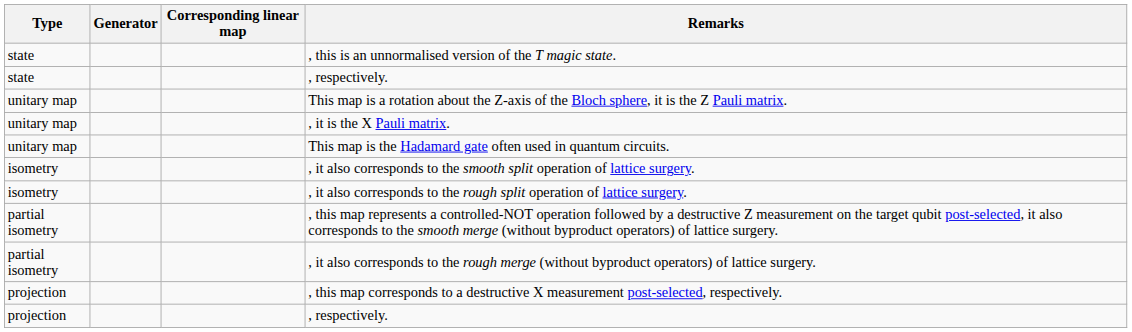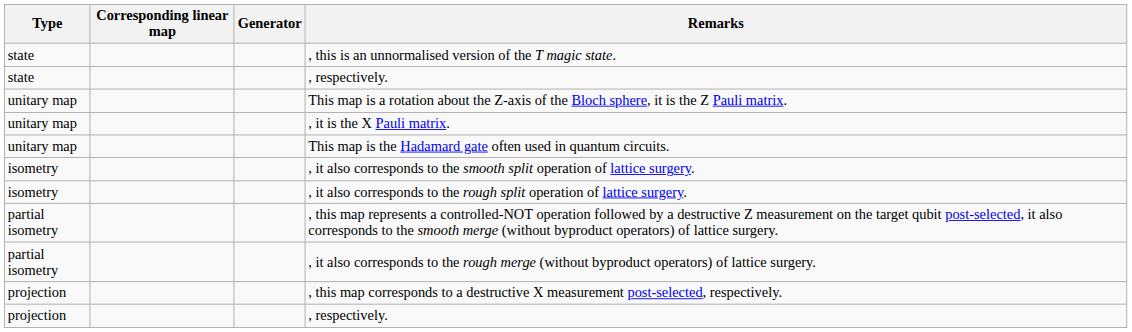columns swapped: (126, 24) <-> (233, 24)
